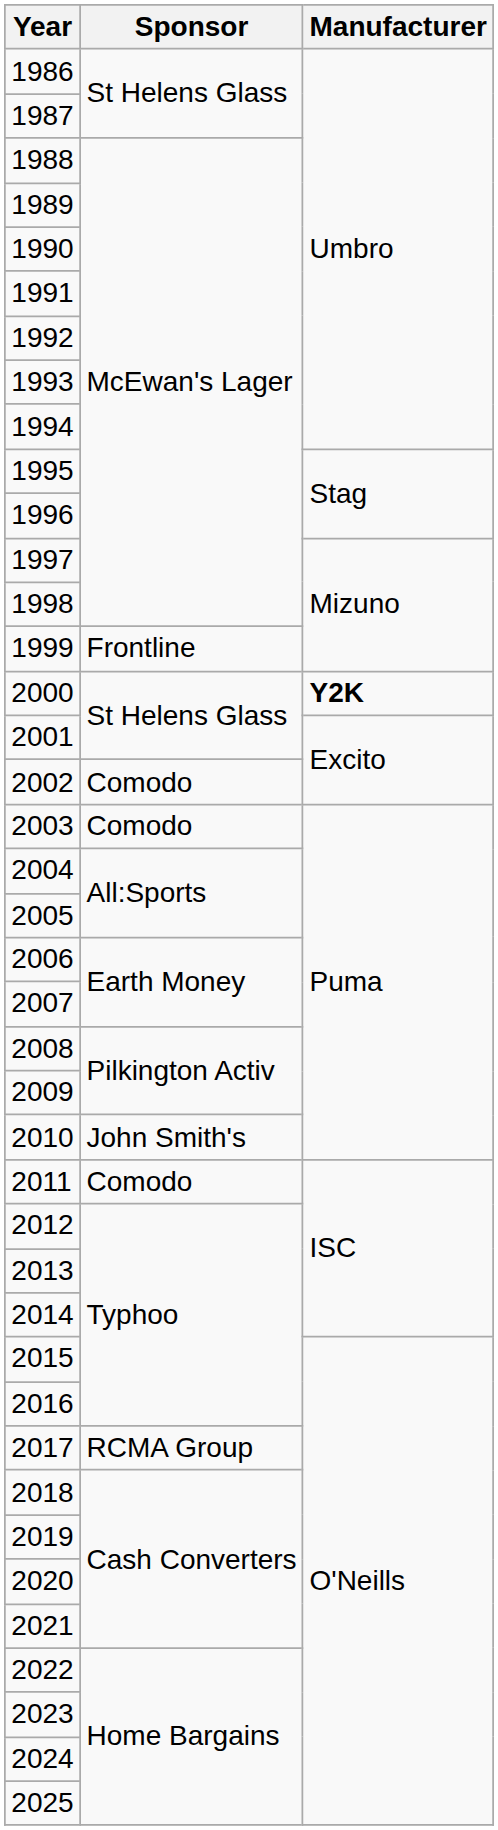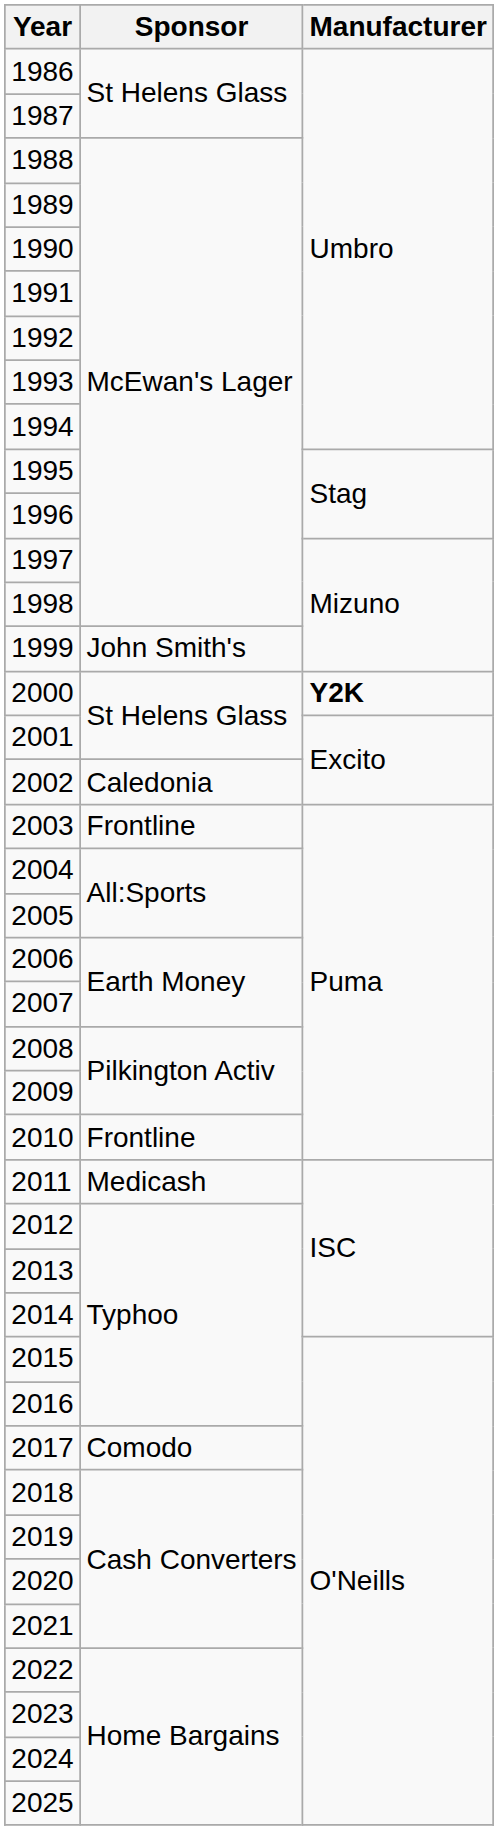(141, 648) Frontline -> (166, 648) John Smith's
(139, 781) Comodo -> (150, 781) Caledonia
(139, 826) Comodo -> (141, 826) Frontline
(166, 1136) John Smith's -> (141, 1136) Frontline
(139, 1181) Comodo -> (146, 1181) Medicash
(170, 1447) RCMA Group -> (139, 1447) Comodo
